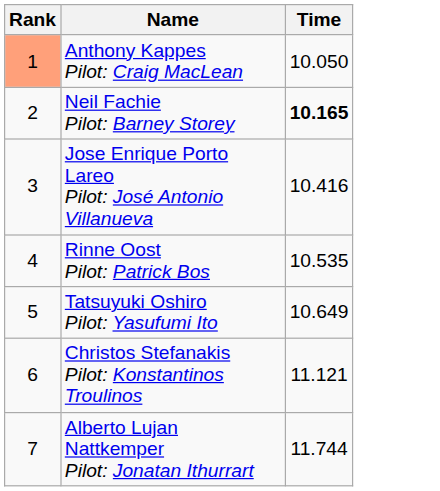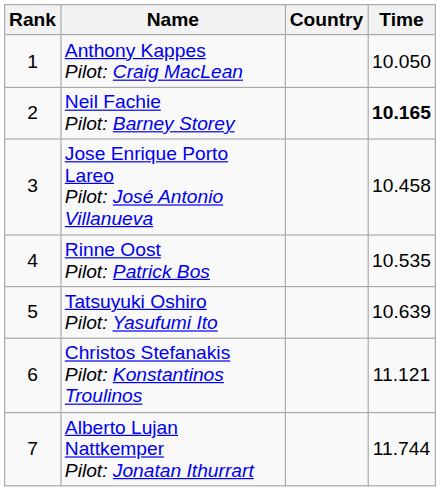+ column: (326, 19)
(32, 60) lightsalmon background -> (32, 60) no background
(319, 186) 10.416 -> (401, 186) 10.458
(319, 312) 10.649 -> (401, 312) 10.639
